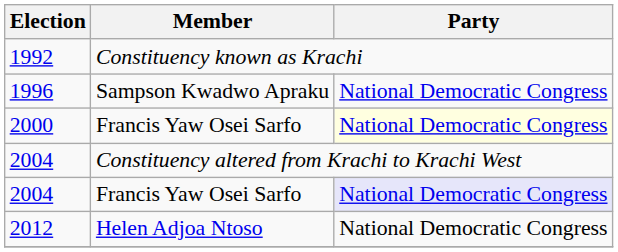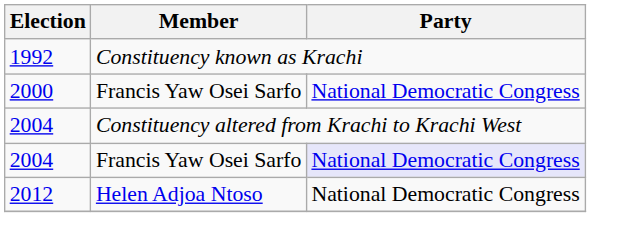- row: (31, 90)
(473, 125) lightyellow background -> (446, 90) no background
